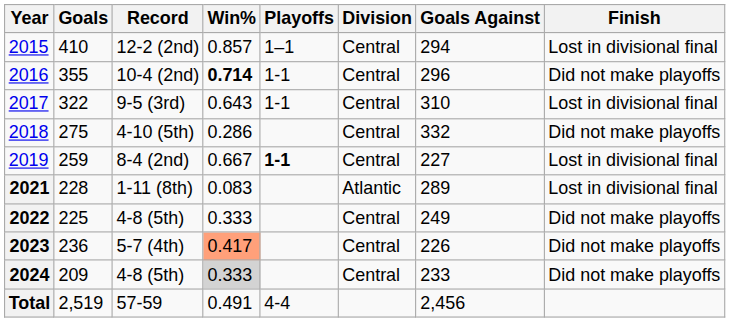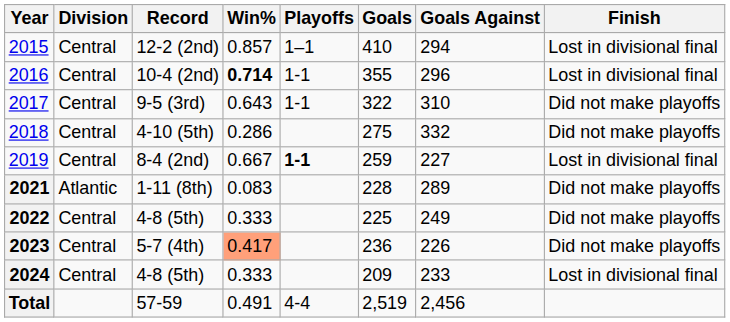columns swapped: (377, 18) <-> (83, 18)
(634, 75) Did not make playoffs -> (633, 75) Lost in divisional final
(633, 103) Lost in divisional final -> (634, 103) Did not make playoffs
(633, 189) Lost in divisional final -> (634, 189) Did not make playoffs
(230, 274) lightgrey background -> (250, 274) no background
(634, 274) Did not make playoffs -> (633, 274) Lost in divisional final
